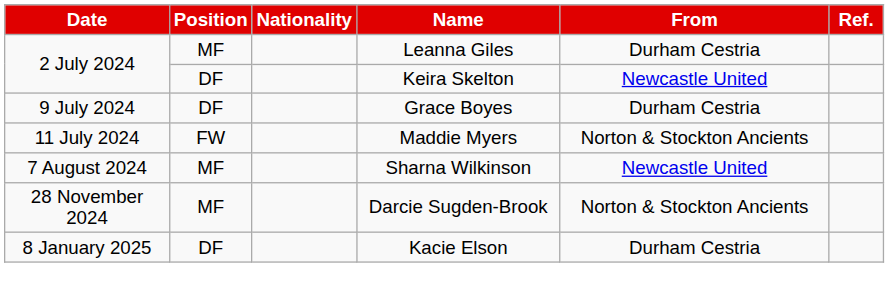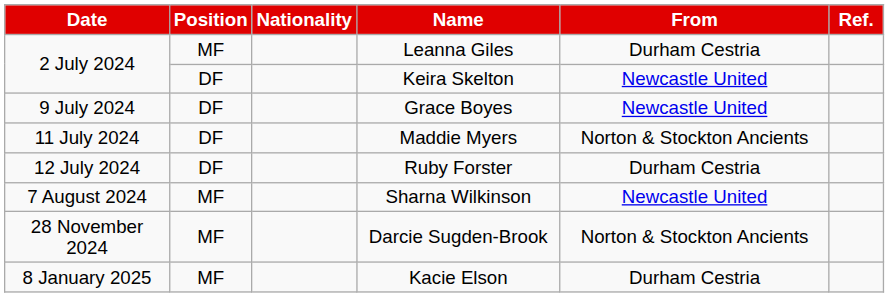(695, 109) Durham Cestria -> (695, 109) Newcastle United
(211, 138) FW -> (211, 138) DF
+ row: (458, 168)
(211, 248) DF -> (211, 277) MF
